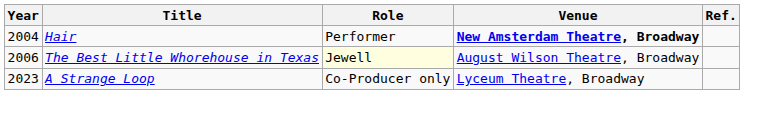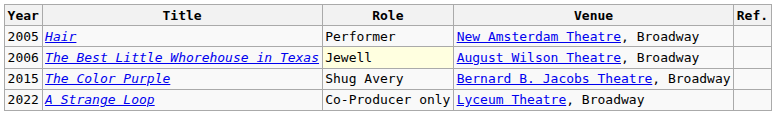(23, 36) 2004 -> (23, 36) 2005
(578, 36) bold -> (578, 36) normal
+ row: (108, 79)
(23, 79) 2023 -> (23, 100) 2022
